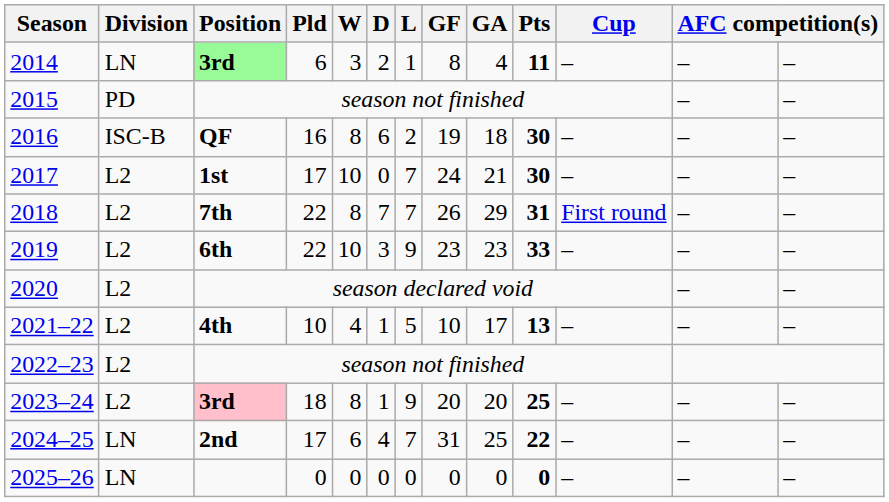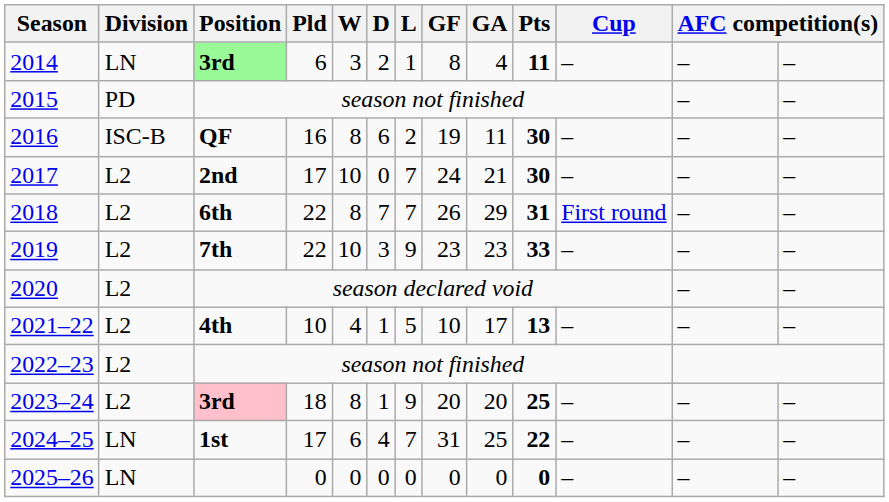(496, 136) 18 -> (496, 136) 11
(214, 174) 1st -> (218, 174) 2nd
(216, 212) 7th -> (216, 212) 6th
(216, 250) 6th -> (216, 250) 7th
(218, 439) 2nd -> (214, 439) 1st
